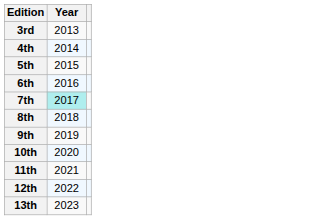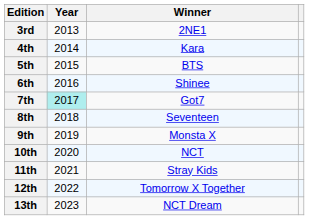+ column: (192, 13)
